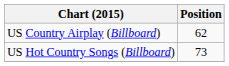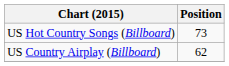rows swapped: (84, 33) <-> (91, 52)
